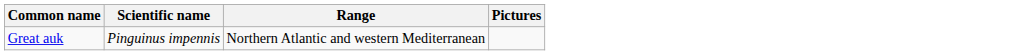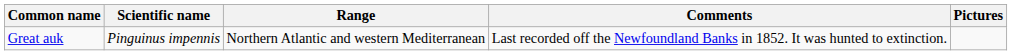+ column: (719, 15)
